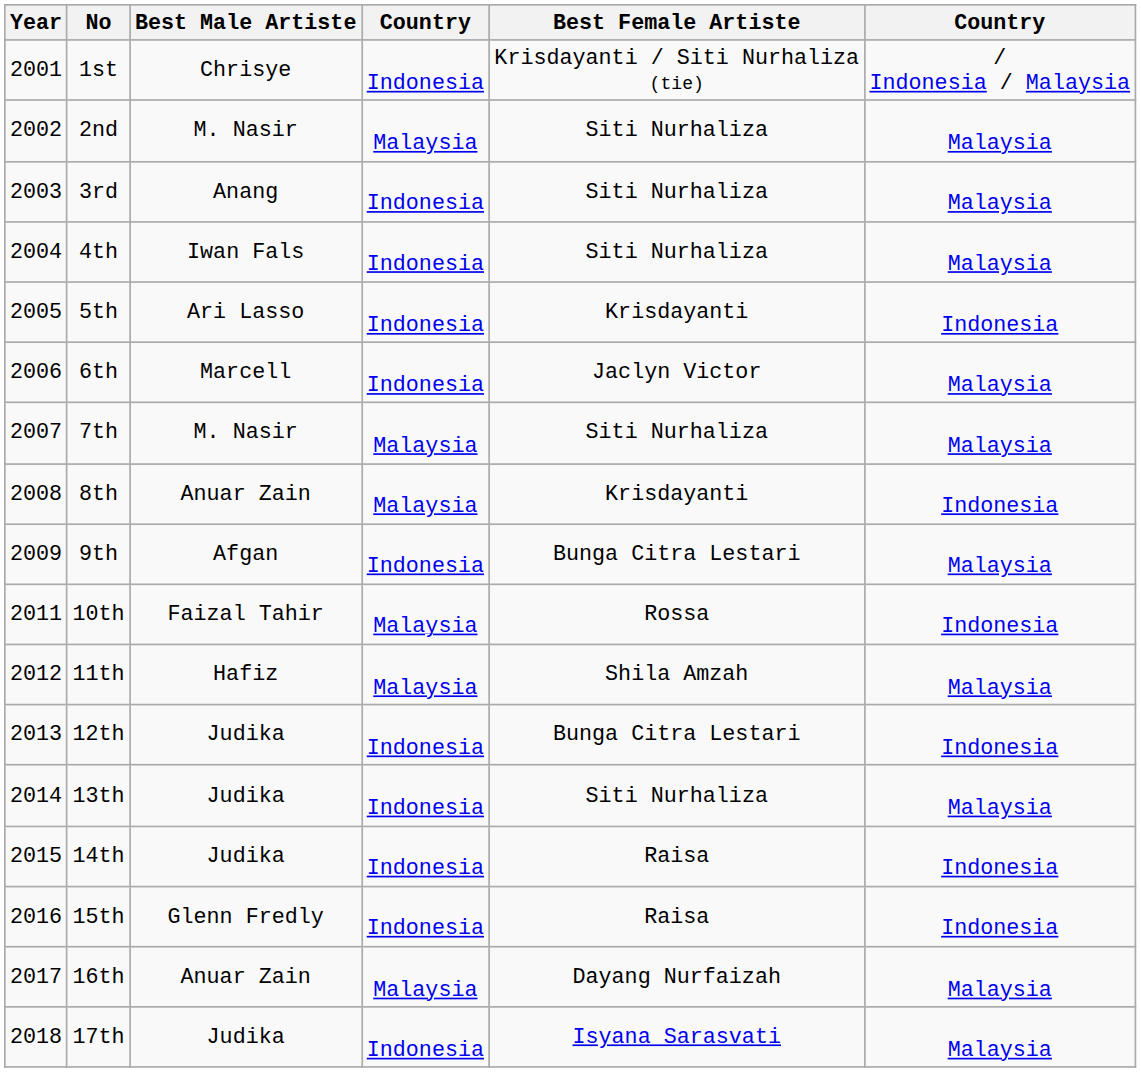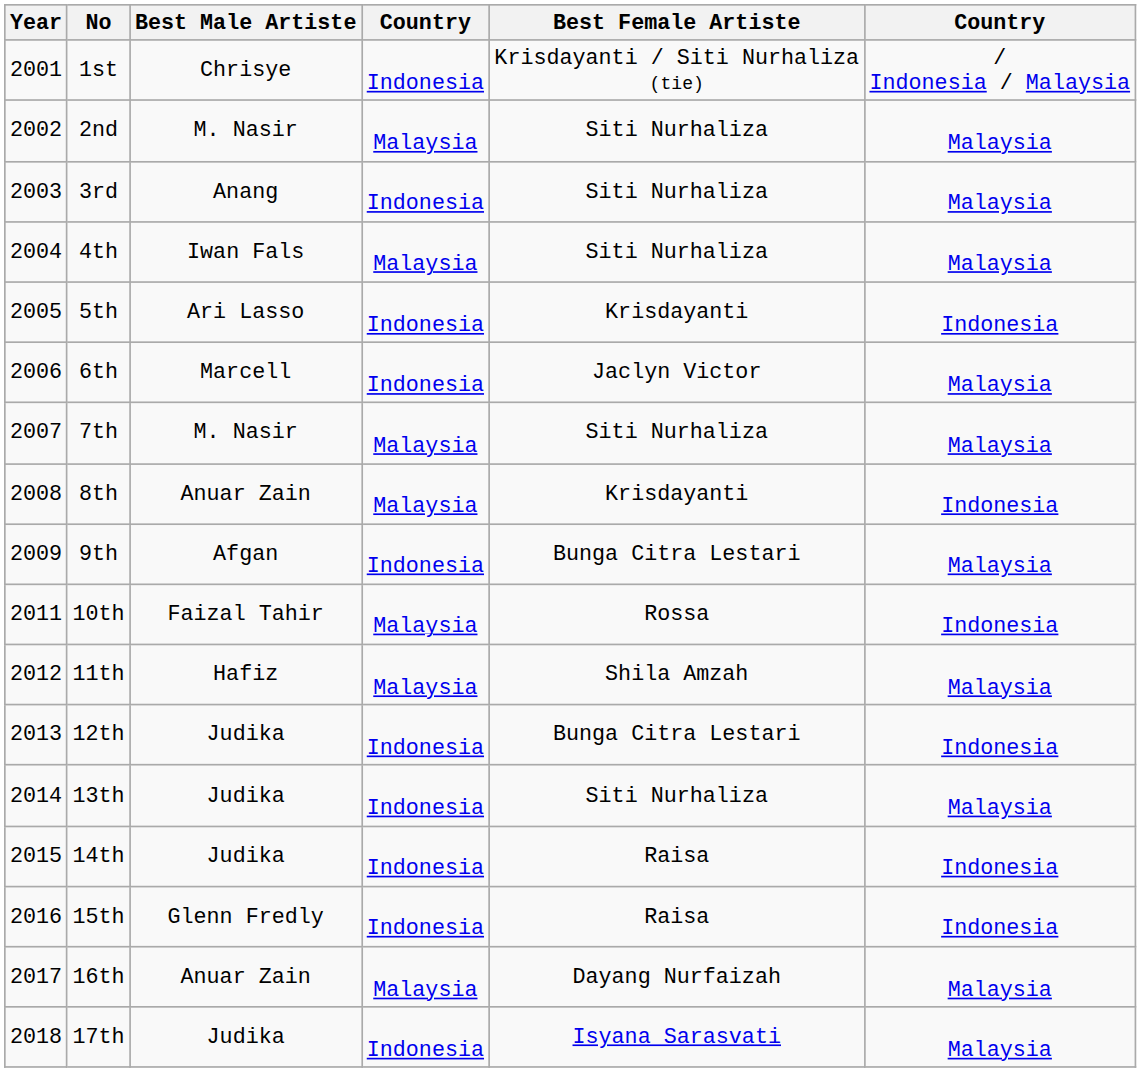(425, 264) Indonesia -> (425, 264) Malaysia
